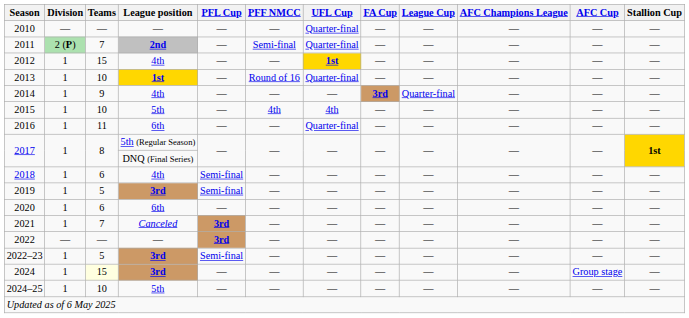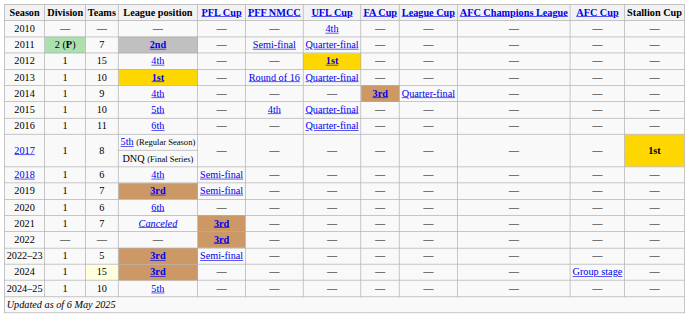(332, 28) Quarter-final -> (332, 28) 4th
(332, 110) 4th -> (332, 110) Quarter-final
(102, 191) 5 -> (102, 191) 7
